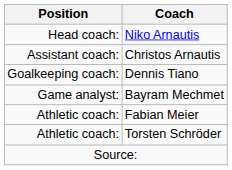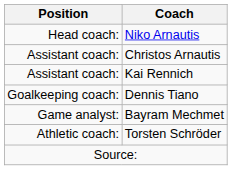+ row: (159, 74)
- row: (162, 114)
